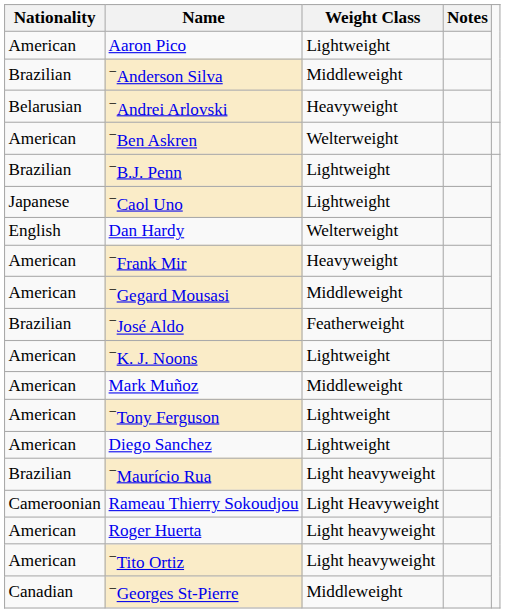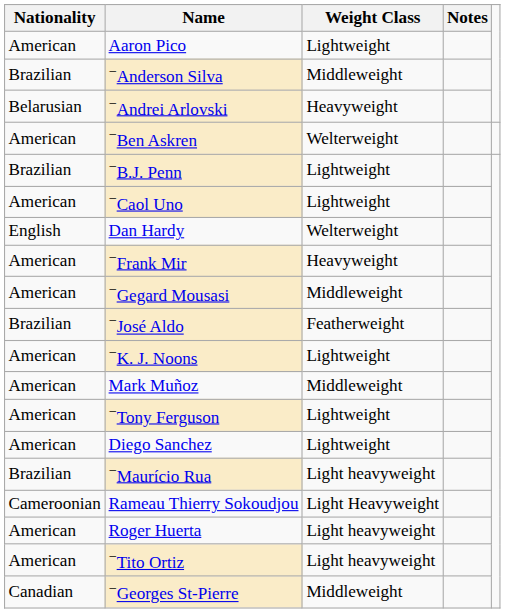(39, 201) Japanese -> (42, 201) American
